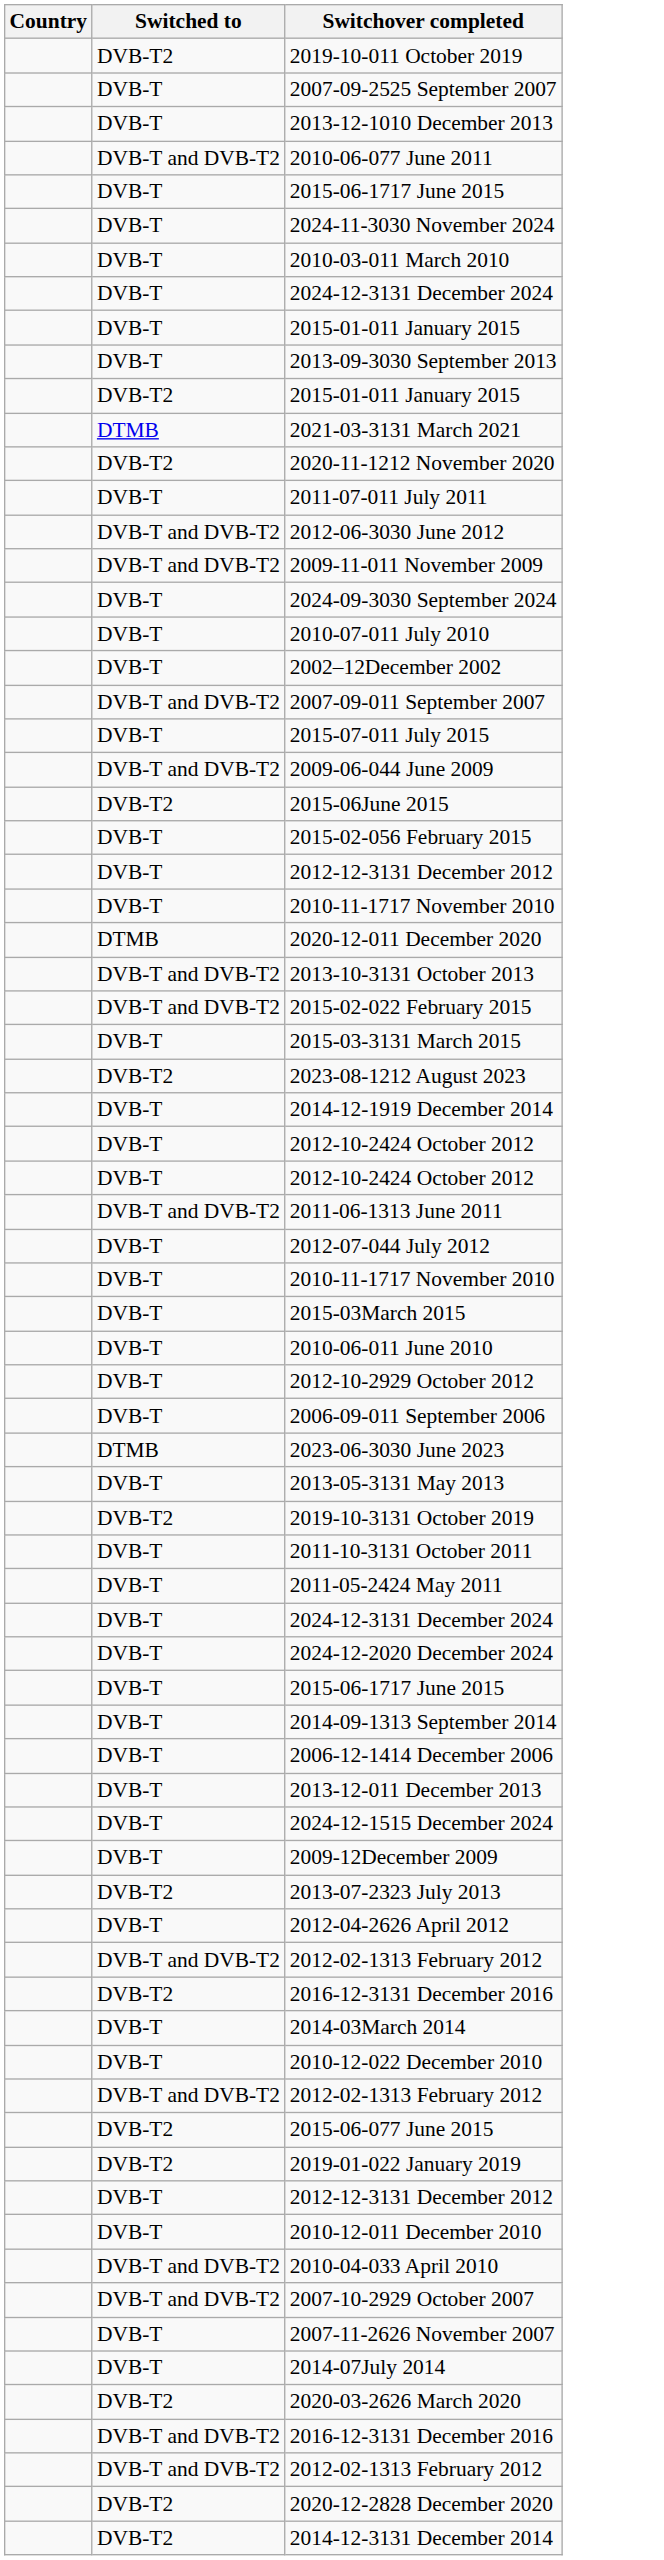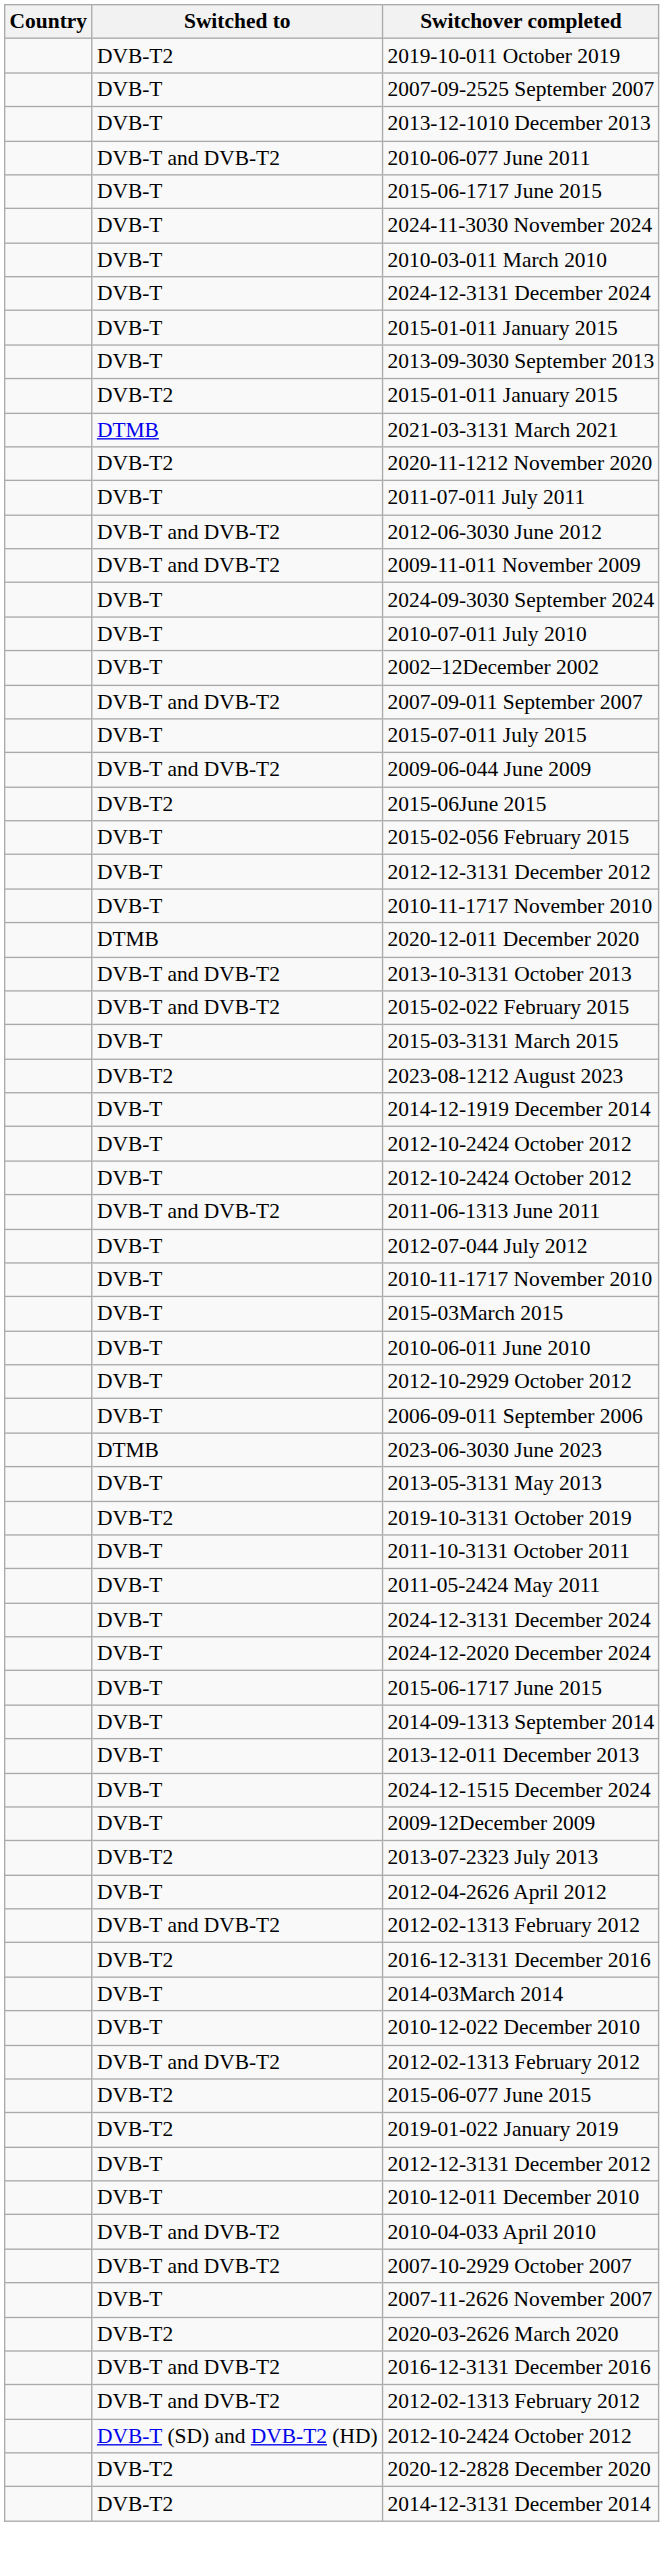- row: (130, 1755)
- row: (130, 2367)
+ row: (237, 2435)
